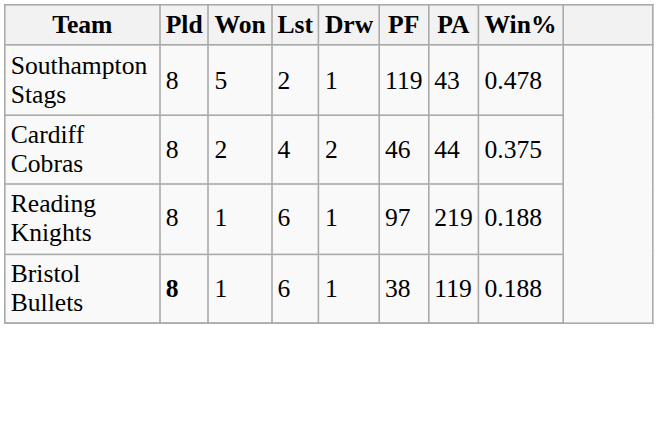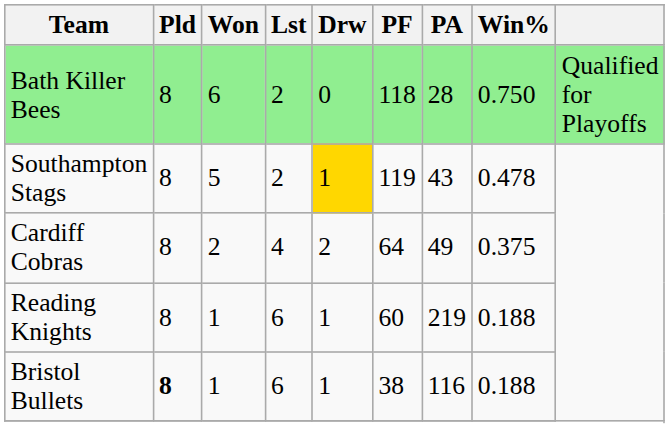+ row: (68, 94)
(331, 79) no background -> (325, 178) gold background
(398, 149) 46 -> (391, 247) 64
(447, 149) 44 -> (440, 247) 49
(398, 218) 97 -> (391, 316) 60
(453, 288) 119 -> (446, 386) 116
